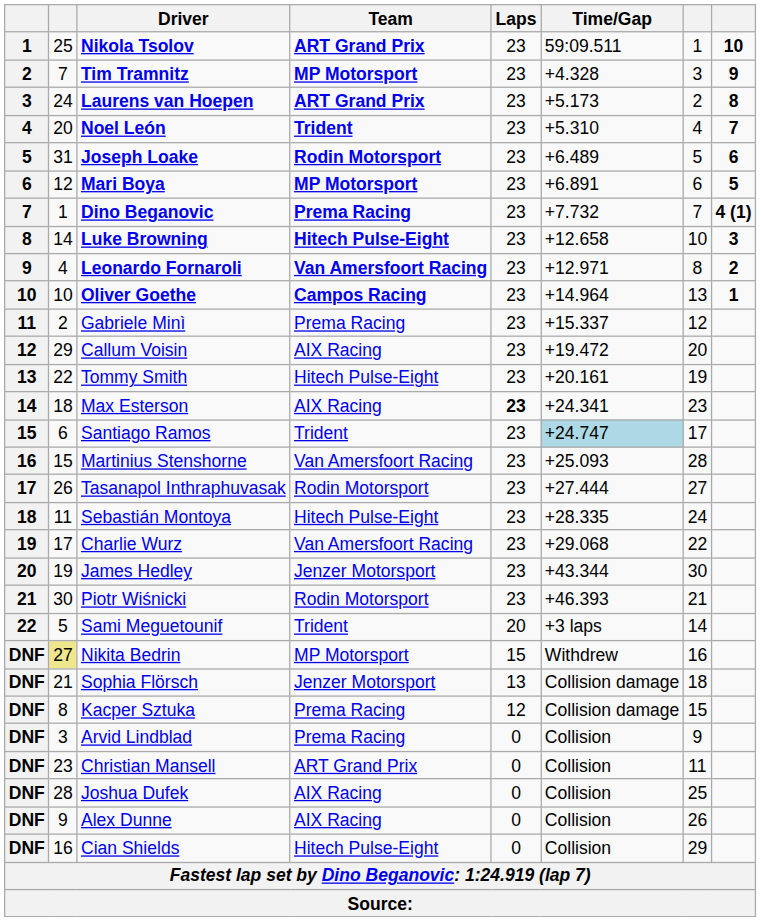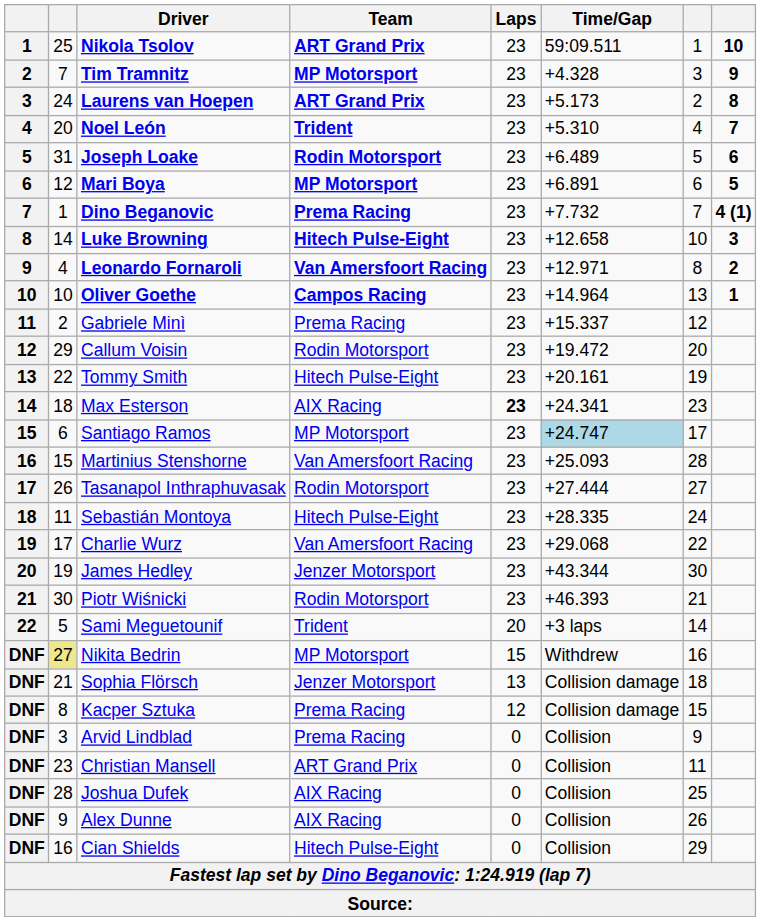(338, 350) AIX Racing -> (361, 350) Rodin Motorsport
(321, 433) Trident -> (351, 433) MP Motorsport
